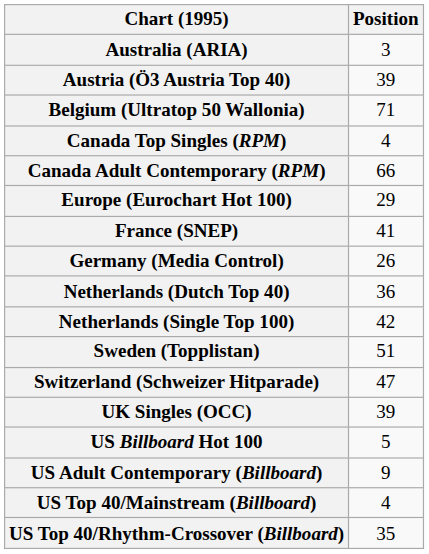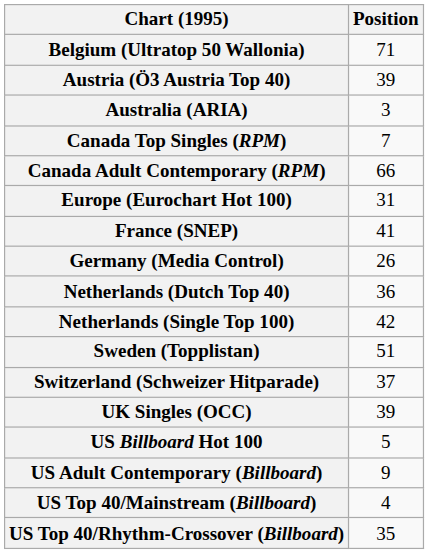rows swapped: (177, 49) <-> (177, 110)
(386, 140) 4 -> (386, 140) 7
(386, 200) 29 -> (386, 200) 31
(386, 381) 47 -> (386, 381) 37
